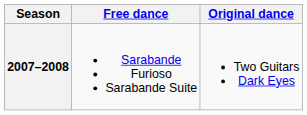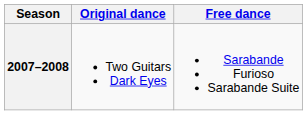columns swapped: (251, 14) <-> (136, 14)
